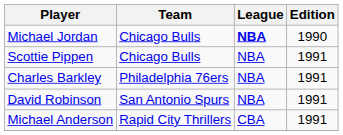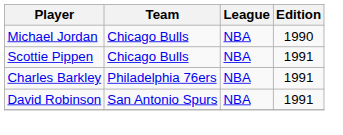(252, 36) bold -> (237, 36) normal
- row: (60, 120)
